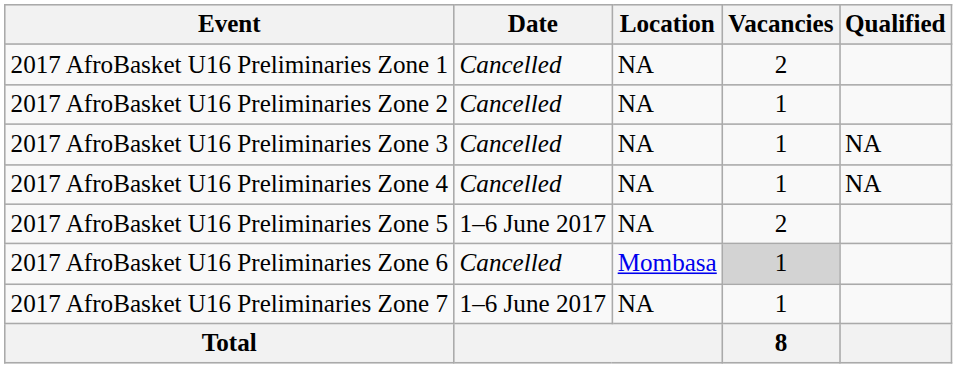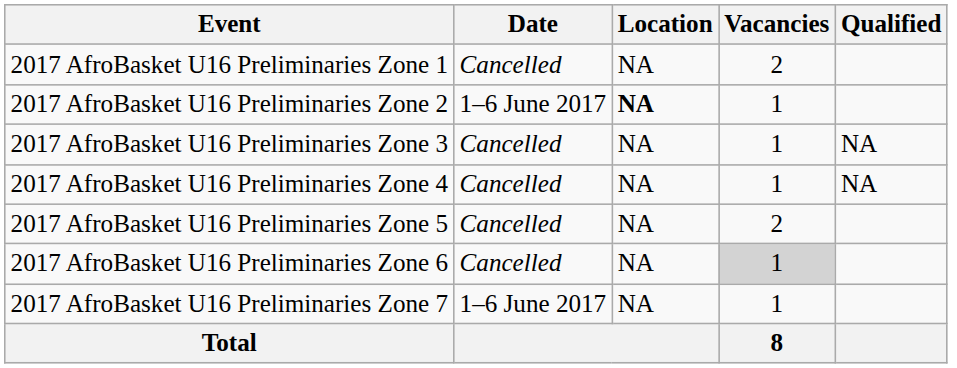(511, 104) Cancelled -> (533, 104) 1–6 June 2017
(636, 104) normal -> (636, 104) bold
(533, 223) 1–6 June 2017 -> (511, 223) Cancelled
(667, 263) Mombasa -> (636, 263) NA
